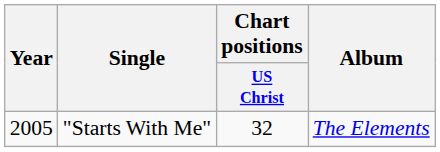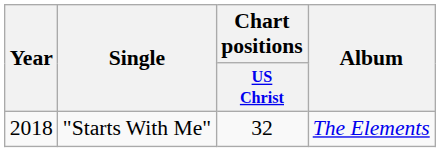(31, 128) 2005 -> (31, 128) 2018
